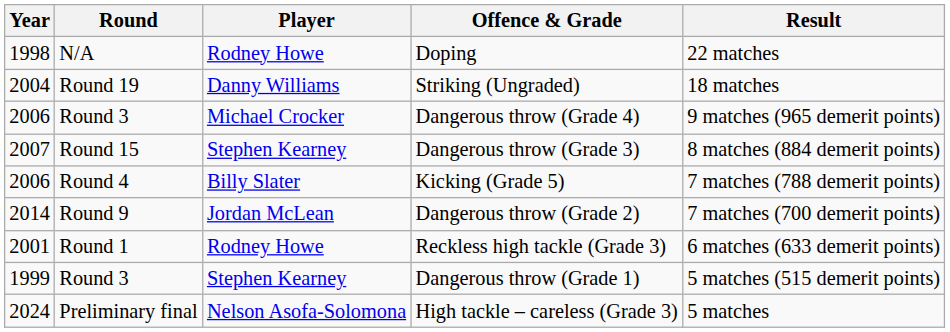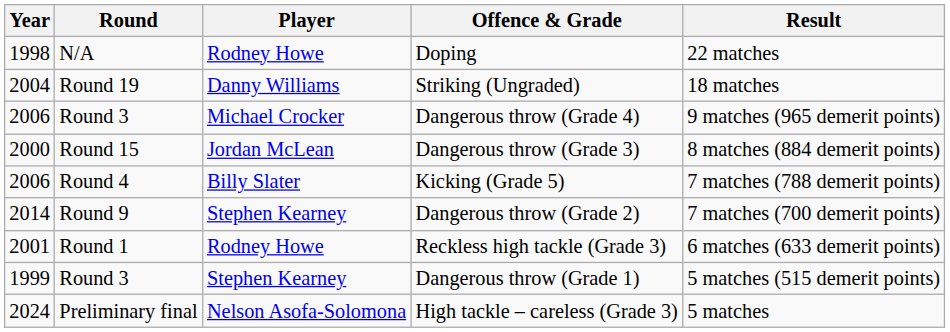(30, 149) 2007 -> (30, 149) 2000
(277, 149) Stephen Kearney -> (270, 149) Jordan McLean
(270, 213) Jordan McLean -> (277, 213) Stephen Kearney
